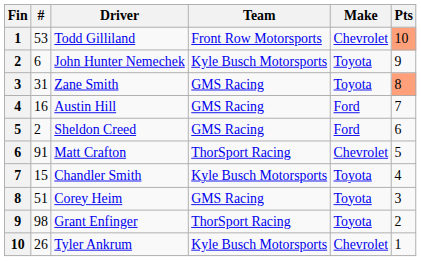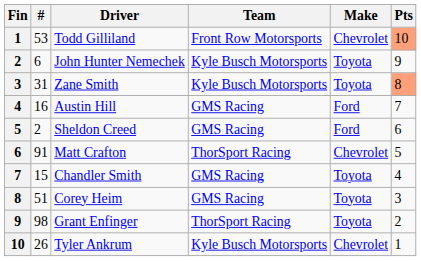(228, 84) GMS Racing -> (259, 84) Kyle Busch Motorsports
(259, 175) Kyle Busch Motorsports -> (228, 175) GMS Racing
